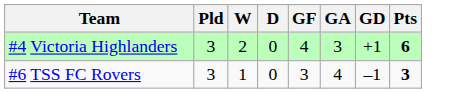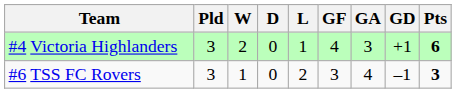+ column: (303, 18)
